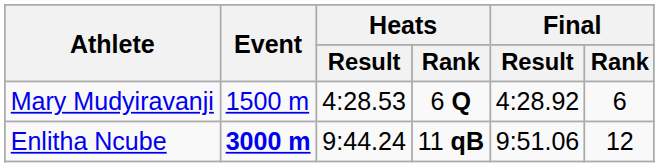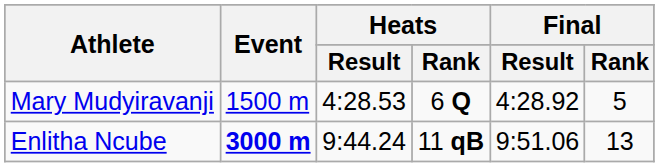(620, 102) 6 -> (620, 102) 5
(620, 142) 12 -> (620, 142) 13
